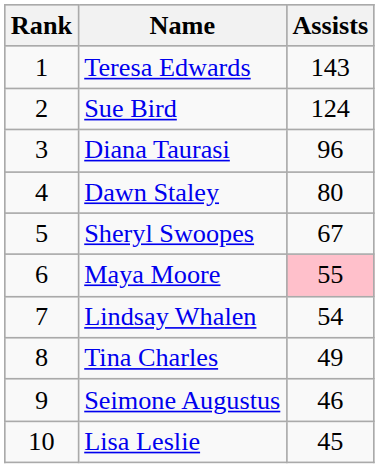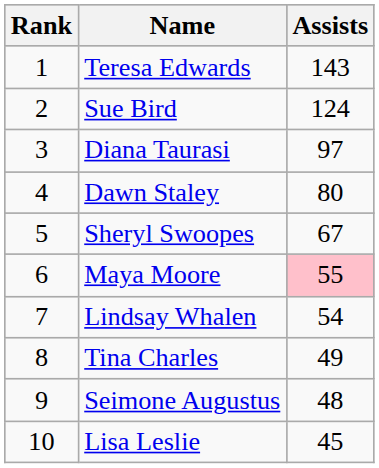(330, 150) 96 -> (330, 150) 97
(330, 399) 46 -> (330, 399) 48
